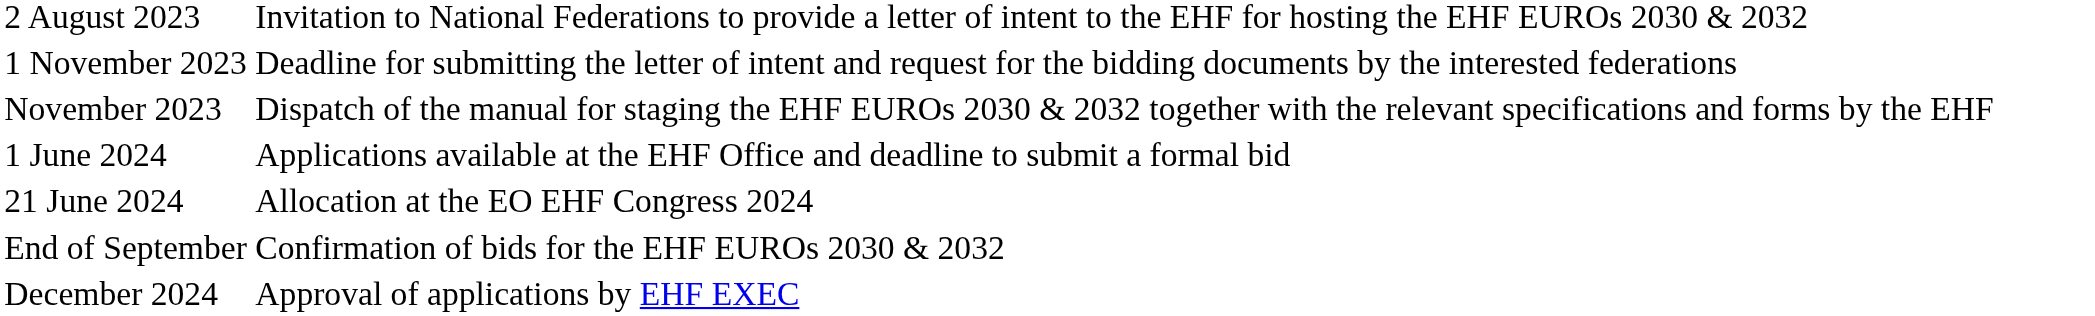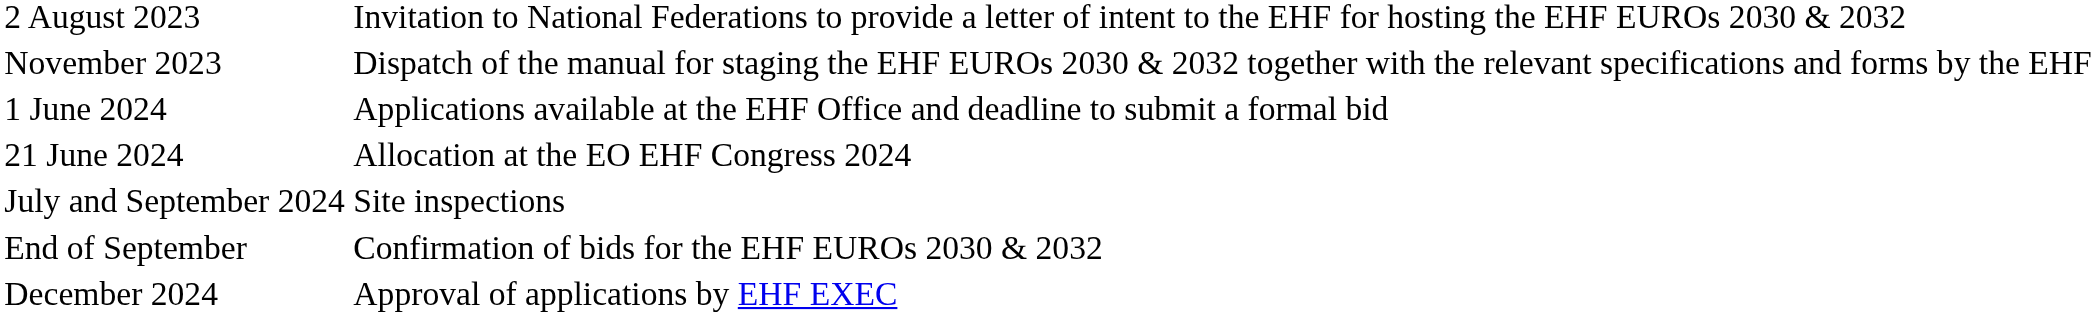- row: (126, 62)
+ row: (175, 201)
